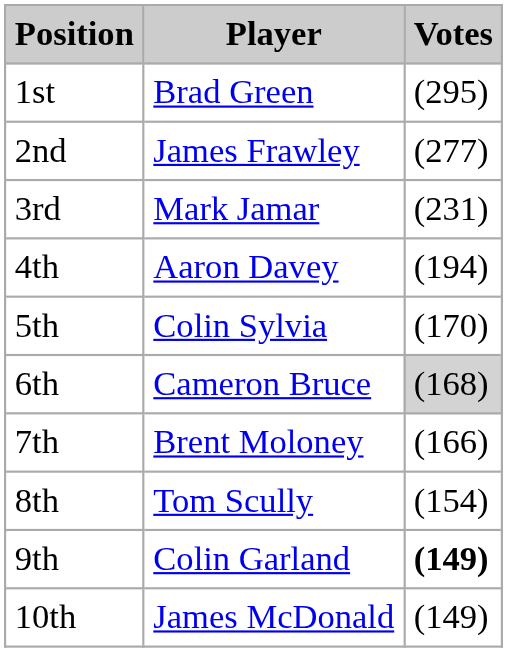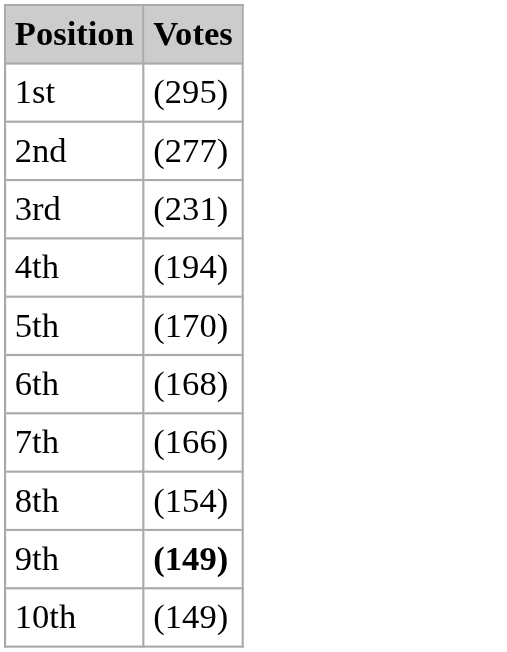- column: (274, 33)
(451, 383) lightgrey background -> (191, 383) no background
